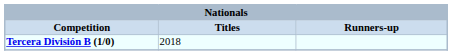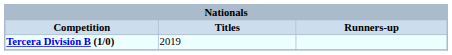(170, 42) 2018 -> (170, 42) 2019
